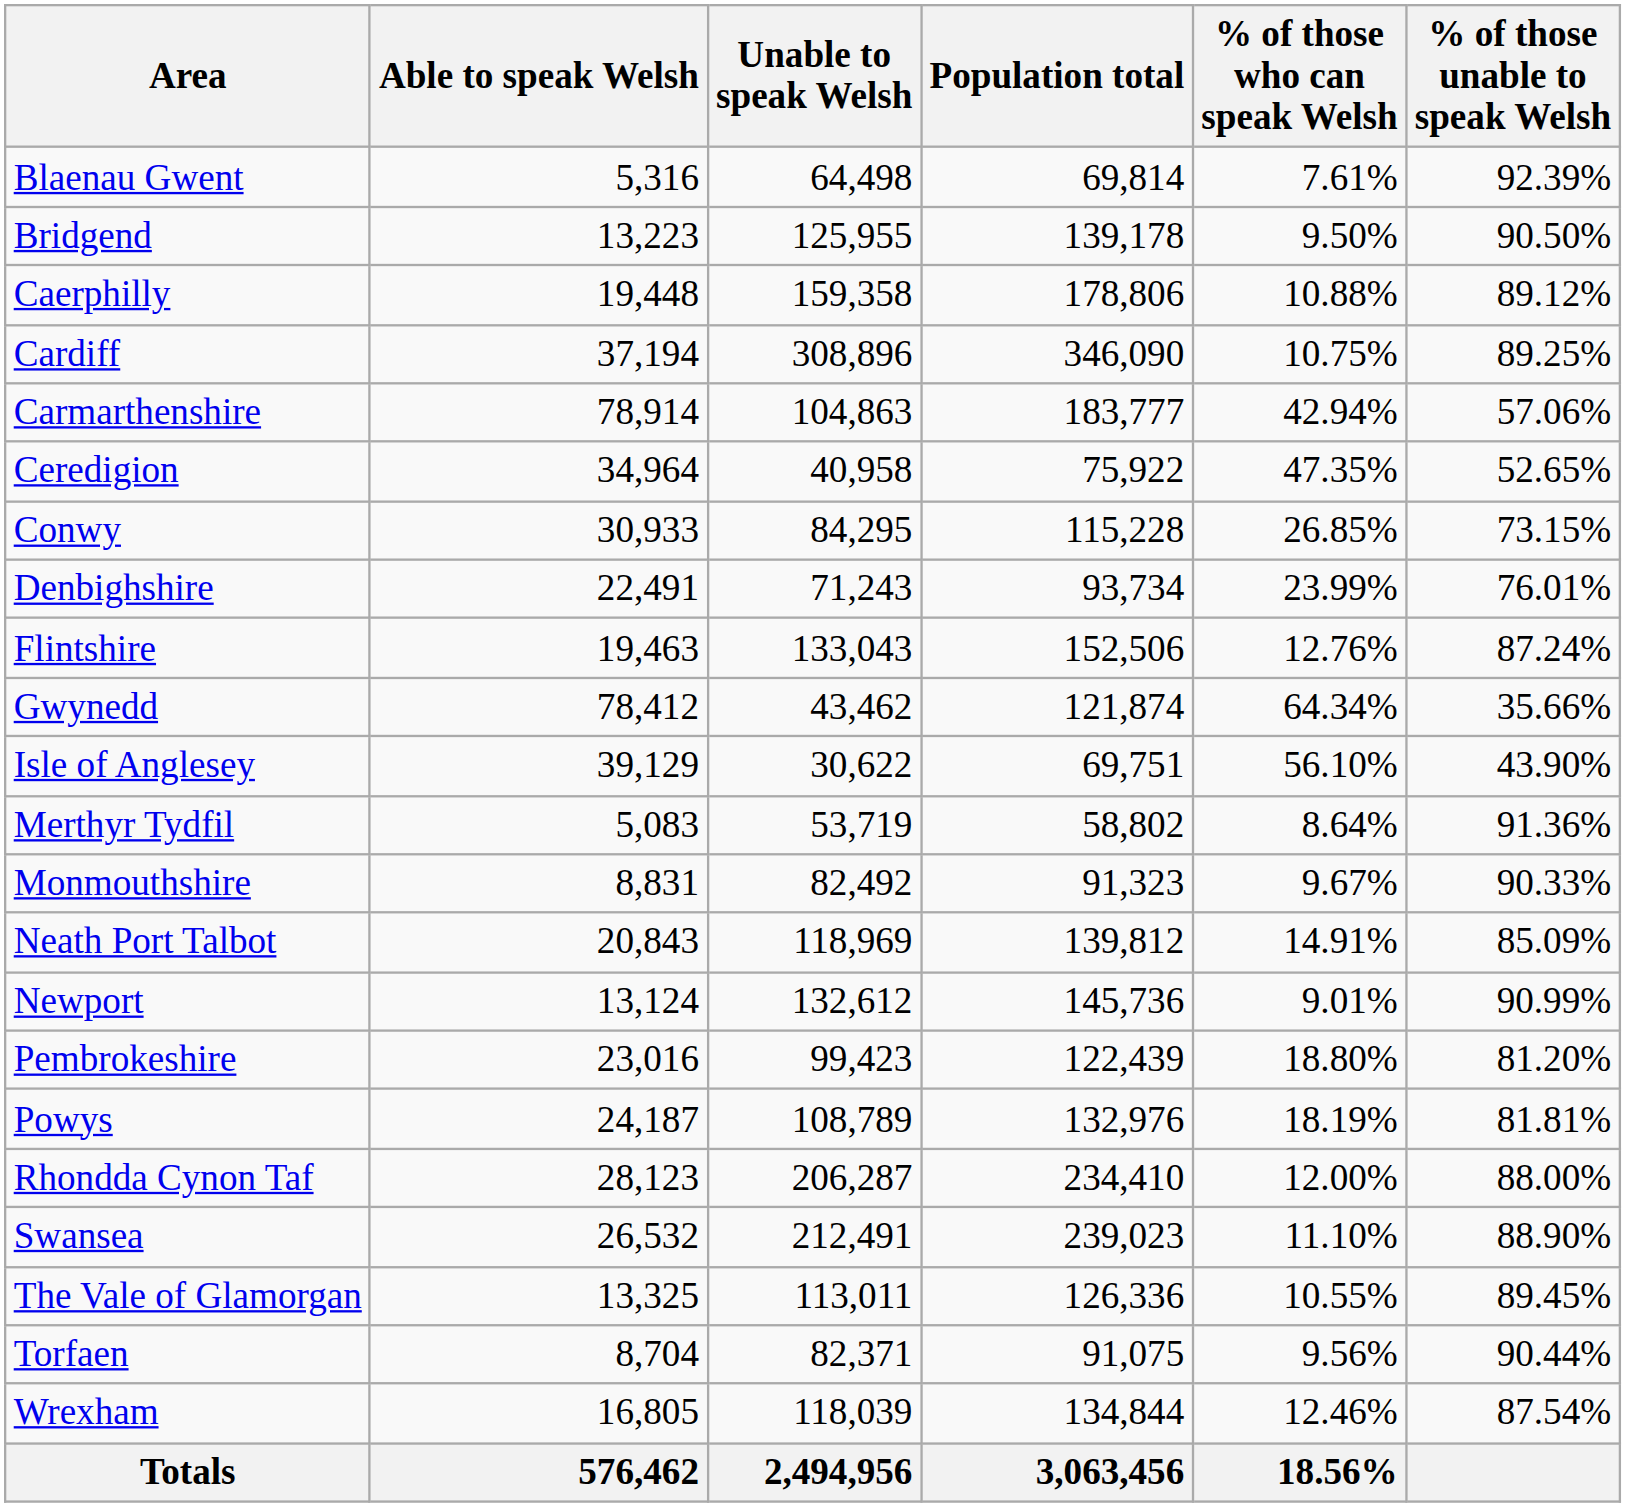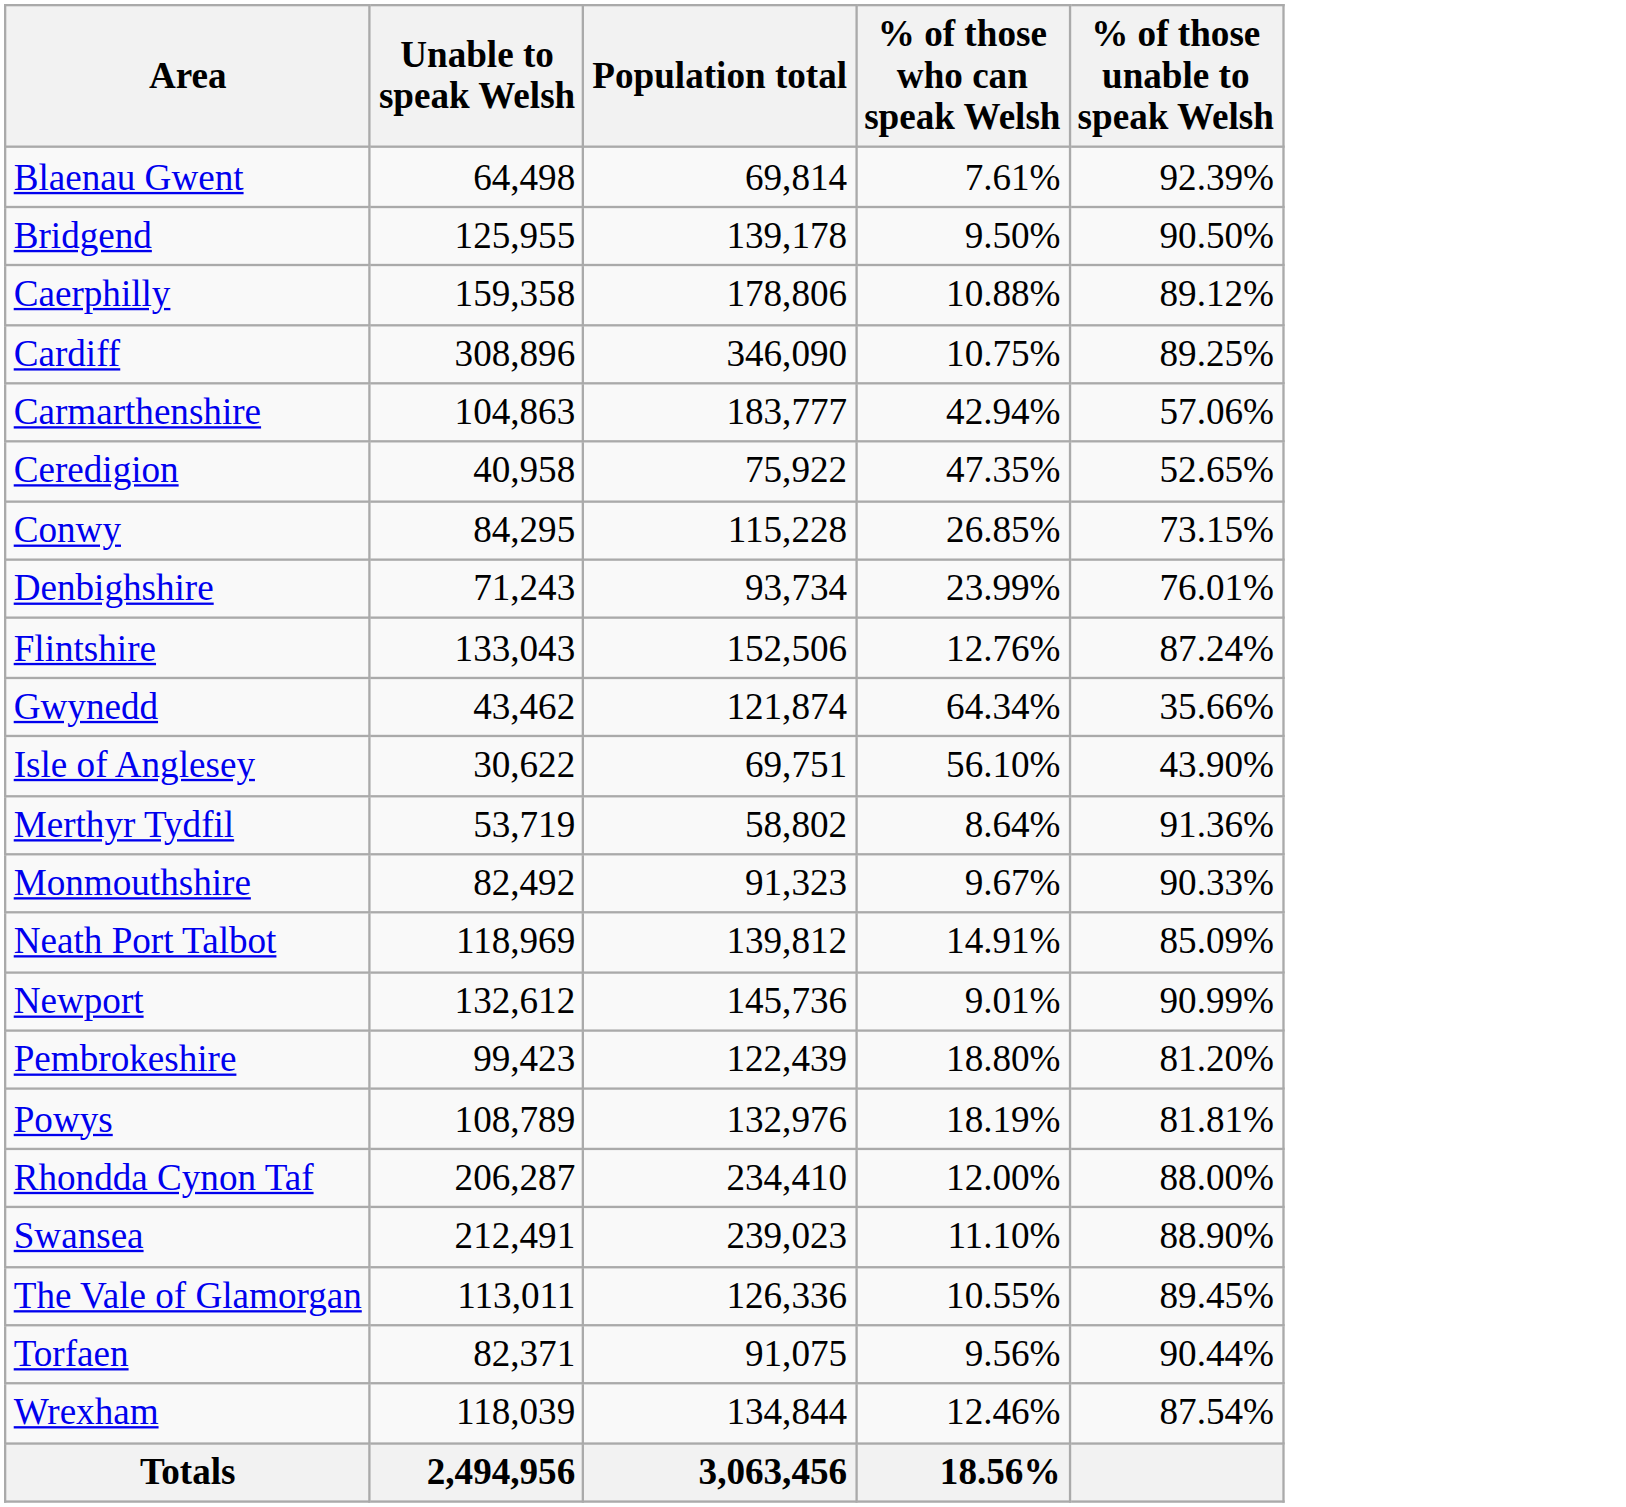- column: (539, 75)
